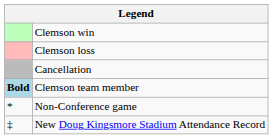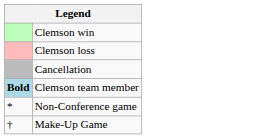+ row: (71, 125)
- row: (150, 125)
